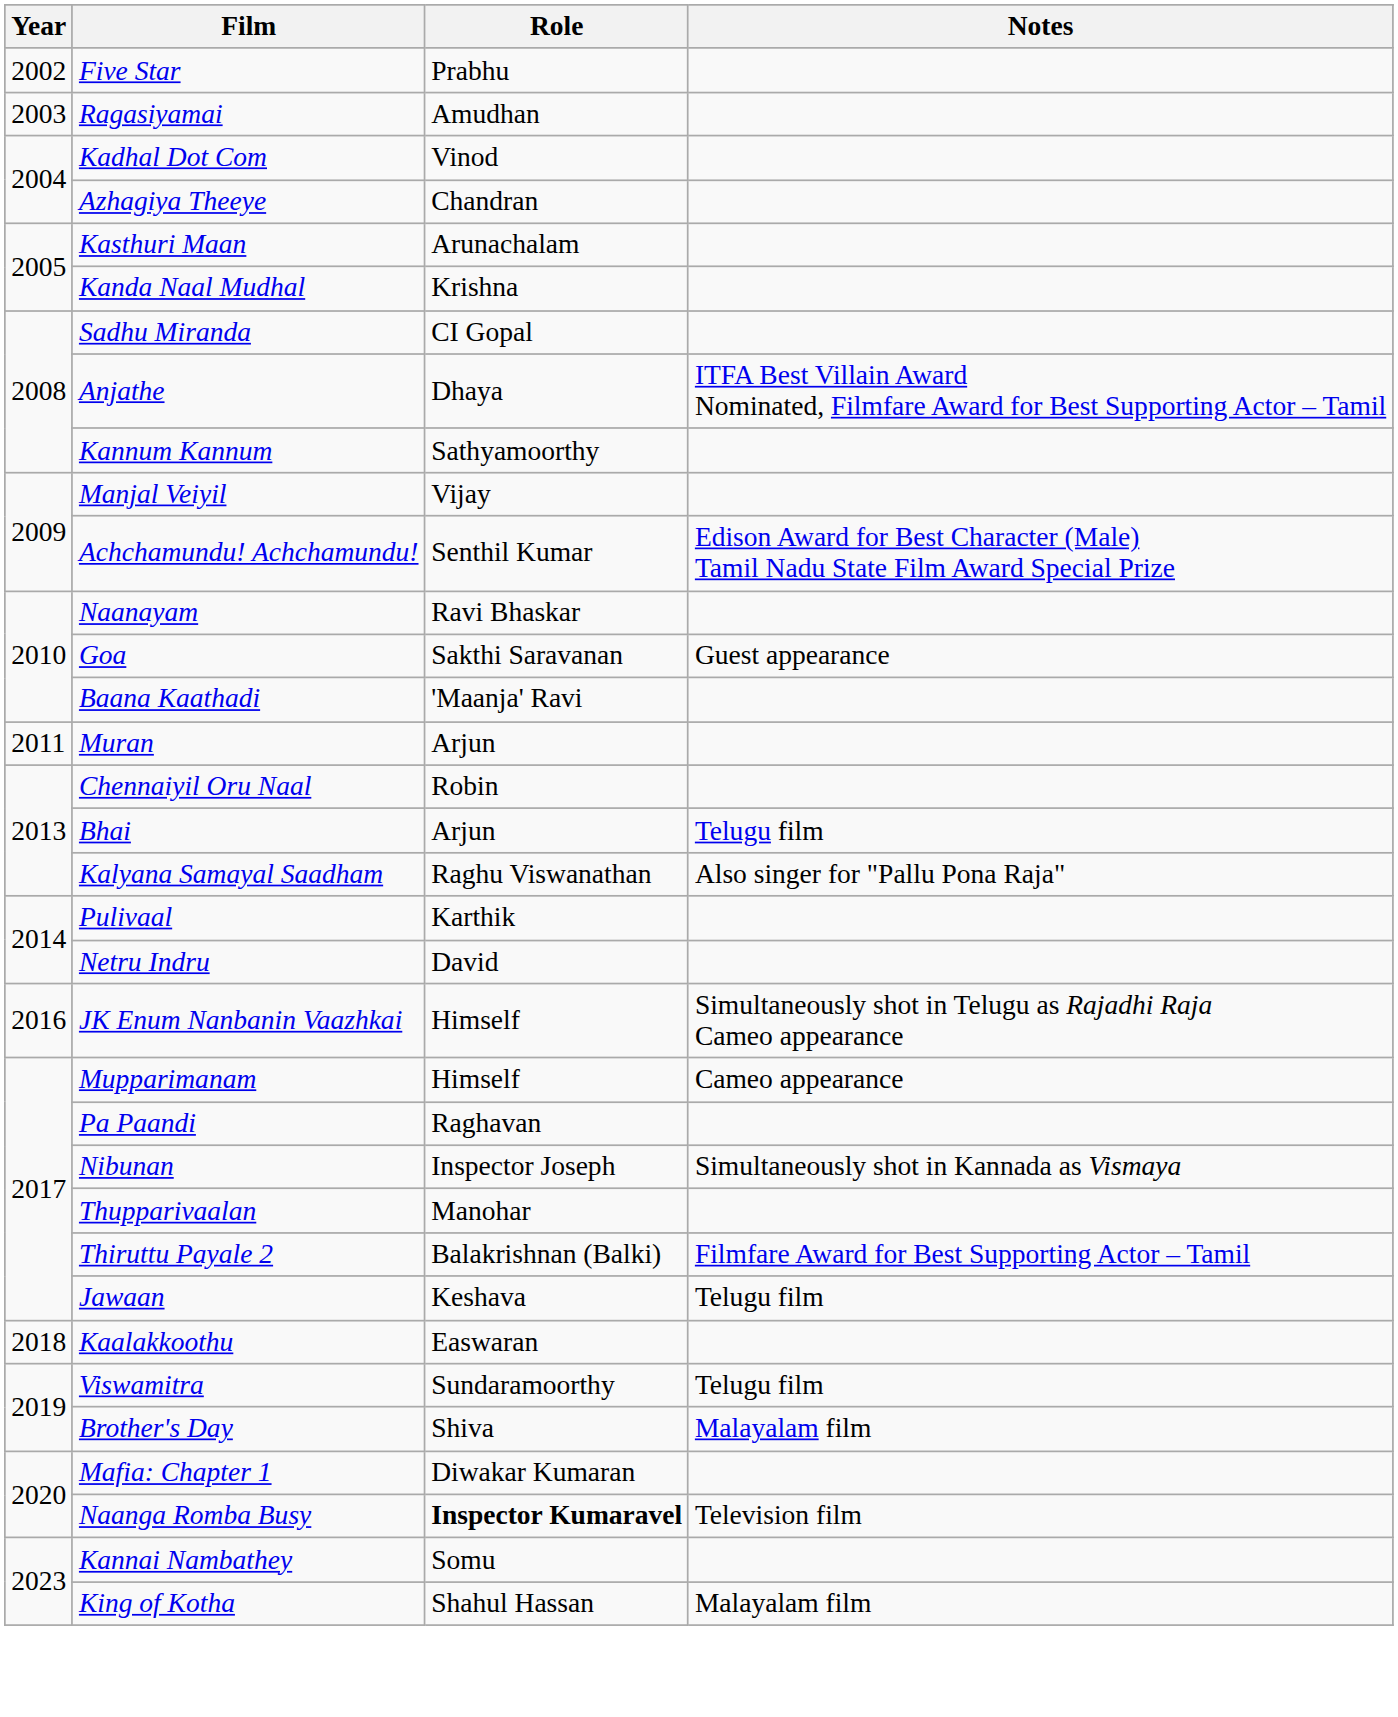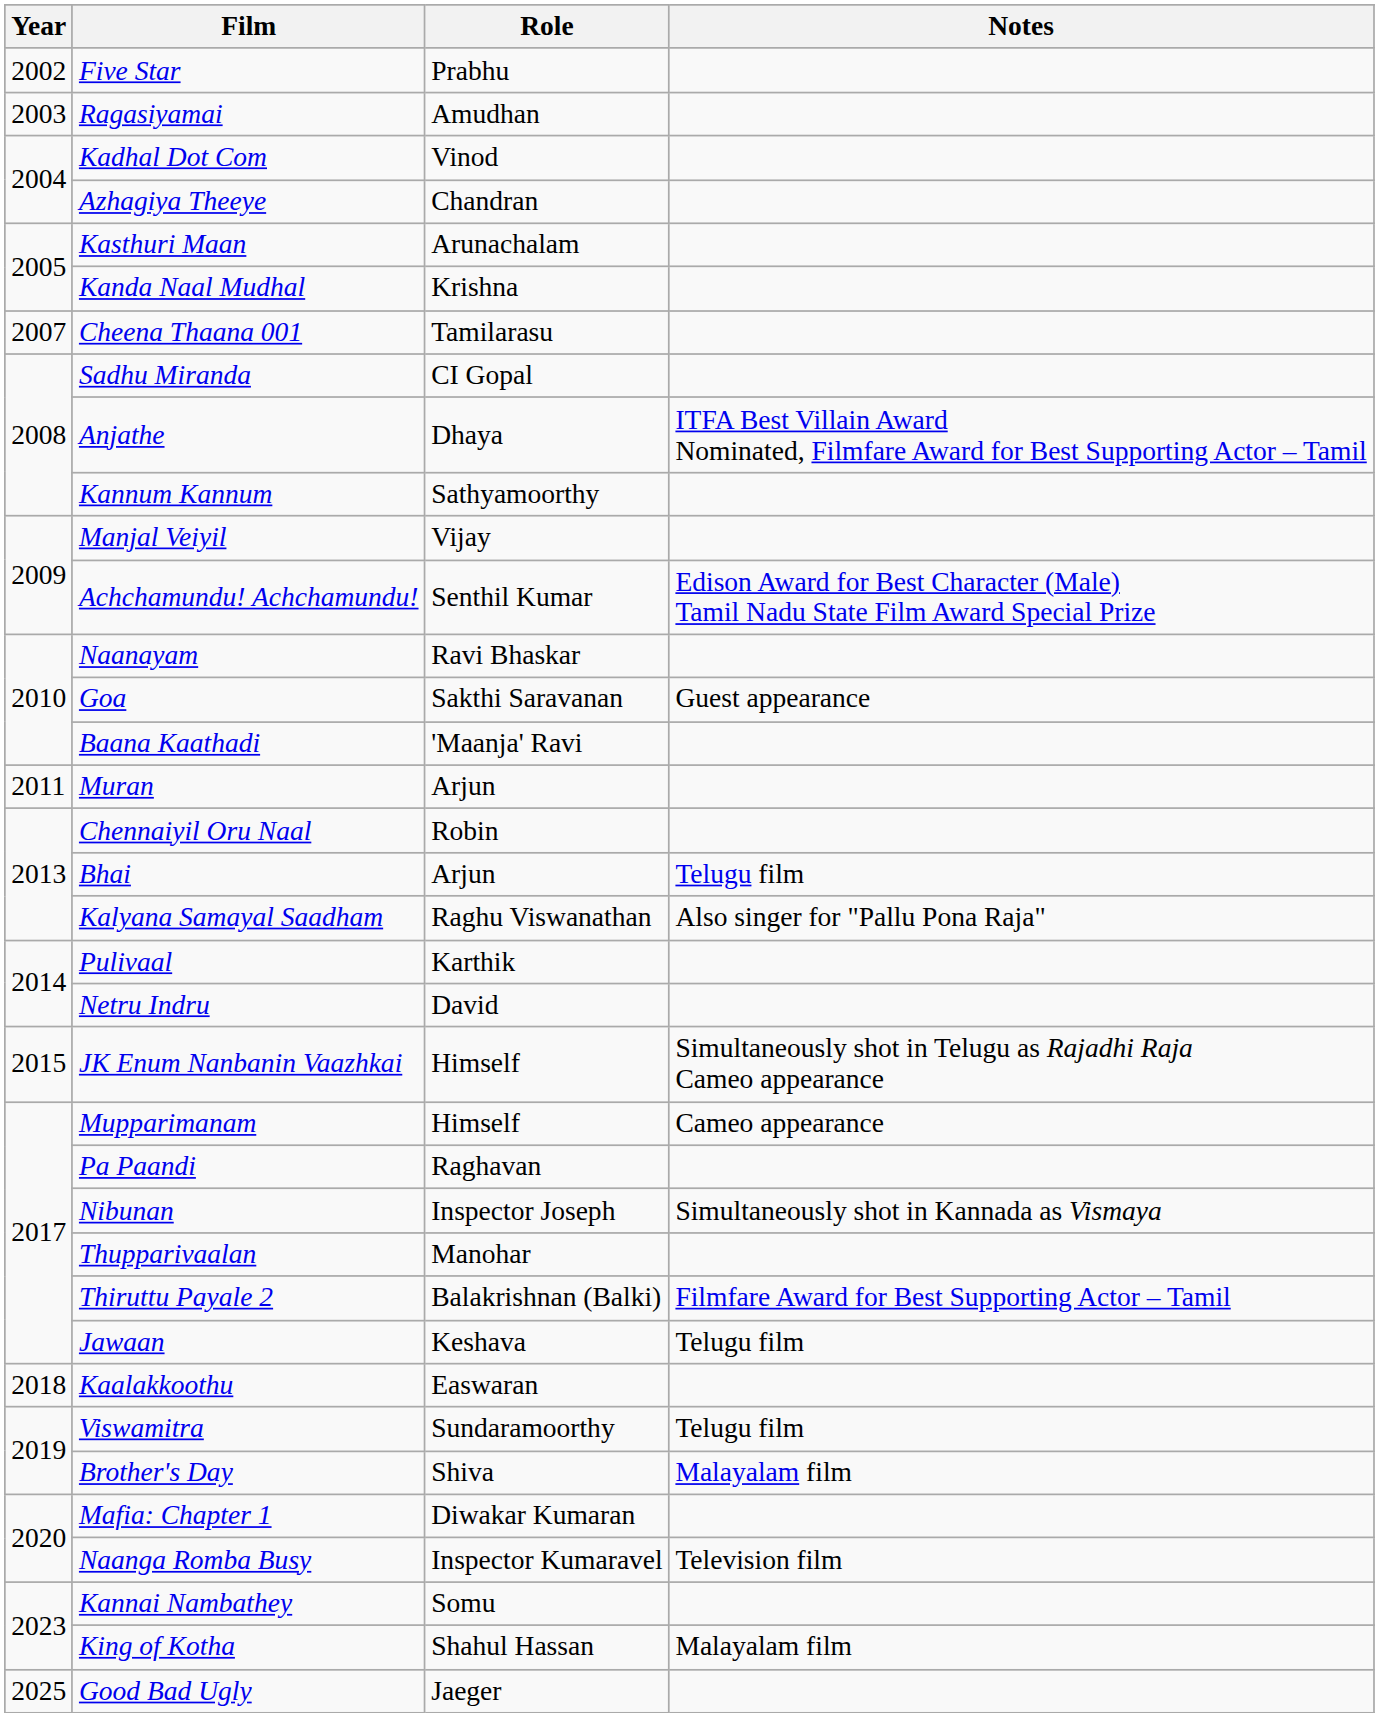+ row: (191, 331)
(39, 1020) 2016 -> (39, 1063) 2015
(557, 1515) bold -> (547, 1559) normal
+ row: (165, 1690)
